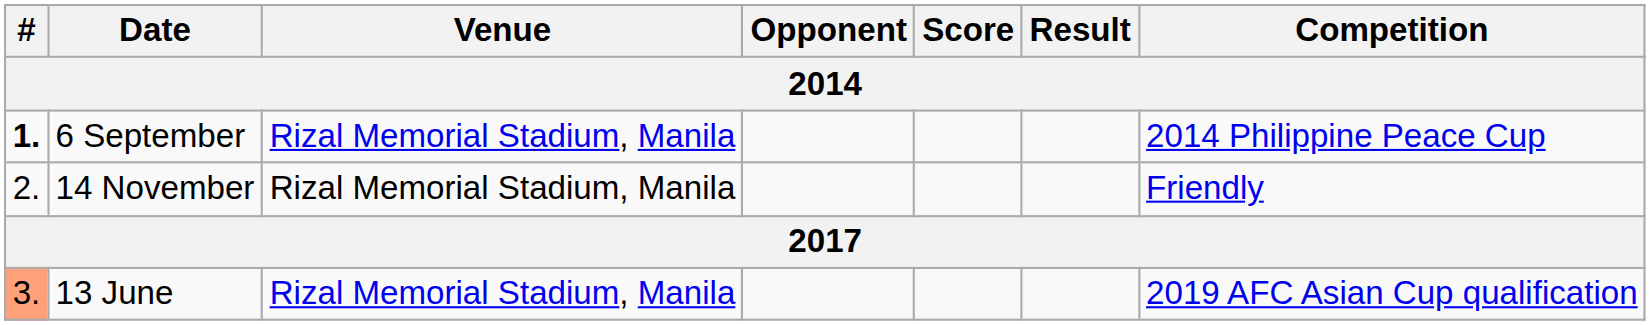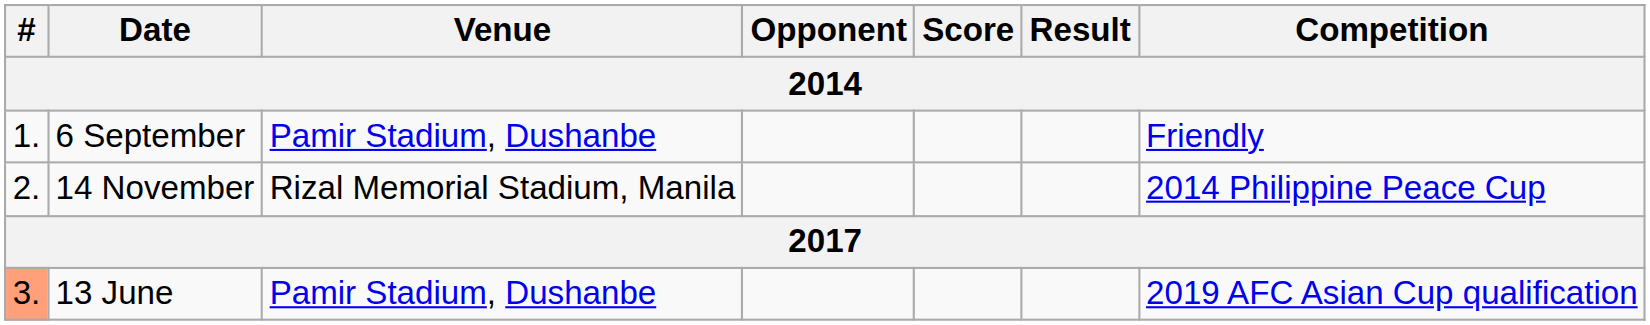(26, 135) bold -> (26, 135) normal
(502, 135) Rizal Memorial Stadium, Manila -> (463, 135) Pamir Stadium, Dushanbe
(1346, 135) 2014 Philippine Peace Cup -> (1205, 135) Friendly
(1205, 188) Friendly -> (1346, 188) 2014 Philippine Peace Cup
(502, 293) Rizal Memorial Stadium, Manila -> (463, 293) Pamir Stadium, Dushanbe
